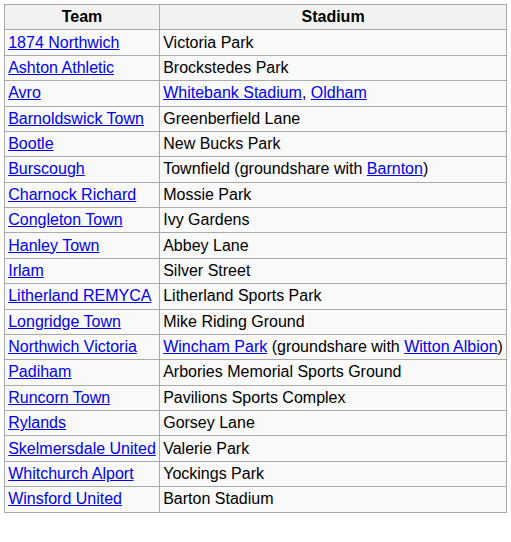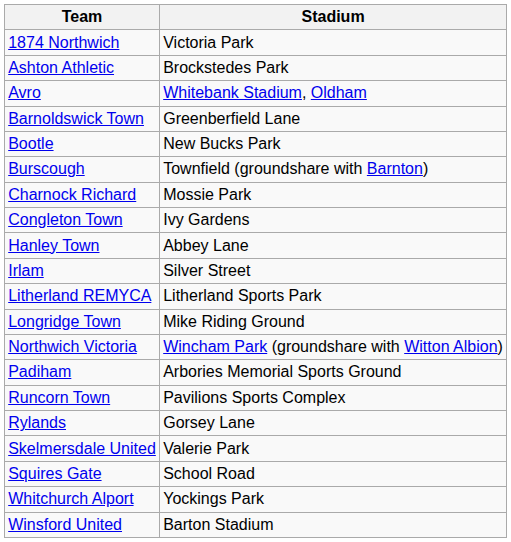+ row: (55, 473)
